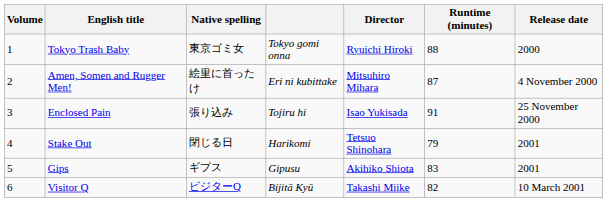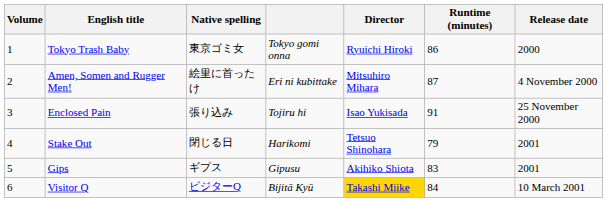(433, 49) 88 -> (433, 49) 86
(378, 187) no background -> (378, 187) gold background
(433, 187) 82 -> (433, 187) 84
